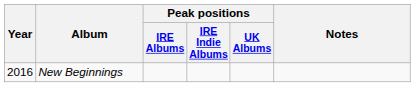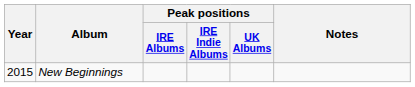(20, 72) 2016 -> (20, 72) 2015
